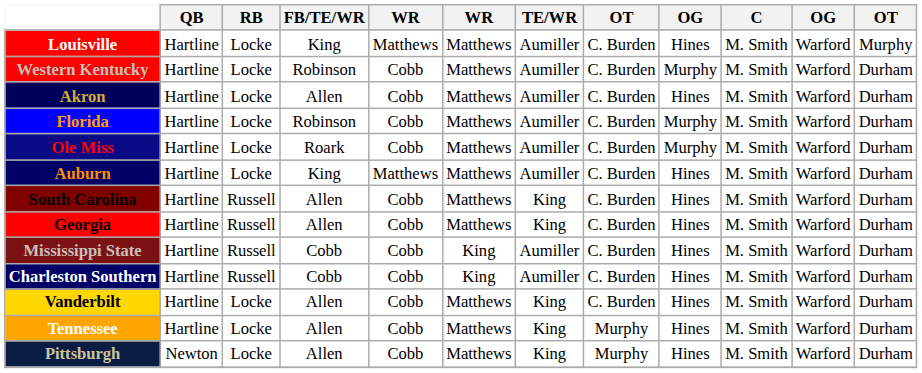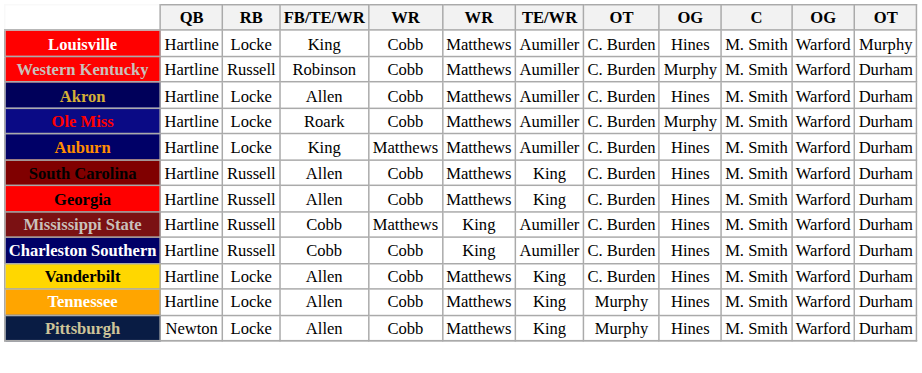(405, 44) Matthews -> (405, 44) Cobb
(251, 70) Locke -> (251, 70) Russell
- row: (83, 121)
(405, 251) Cobb -> (405, 225) Matthews
